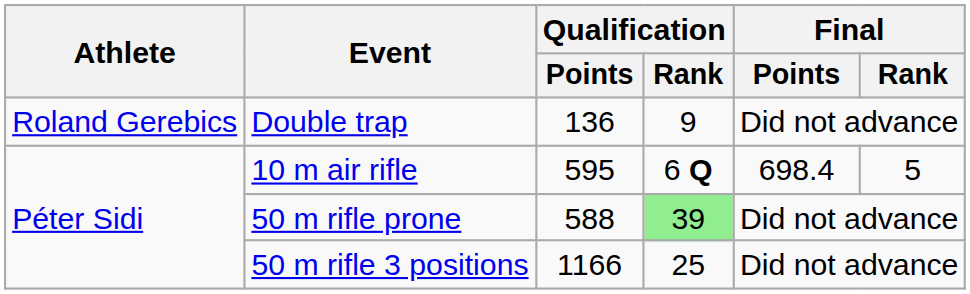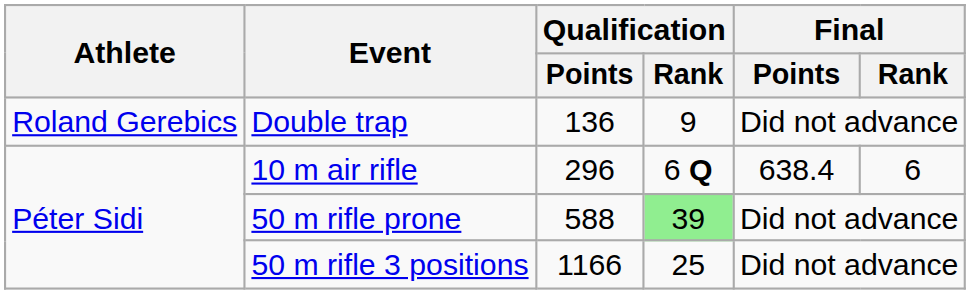(590, 170) 595 -> (590, 170) 296
(797, 170) 698.4 -> (797, 170) 638.4
(913, 170) 5 -> (913, 170) 6
